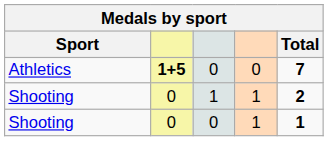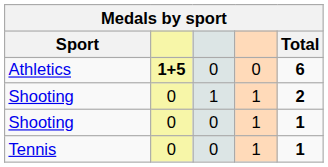(300, 70) 7 -> (300, 70) 6
+ row: (32, 149)
